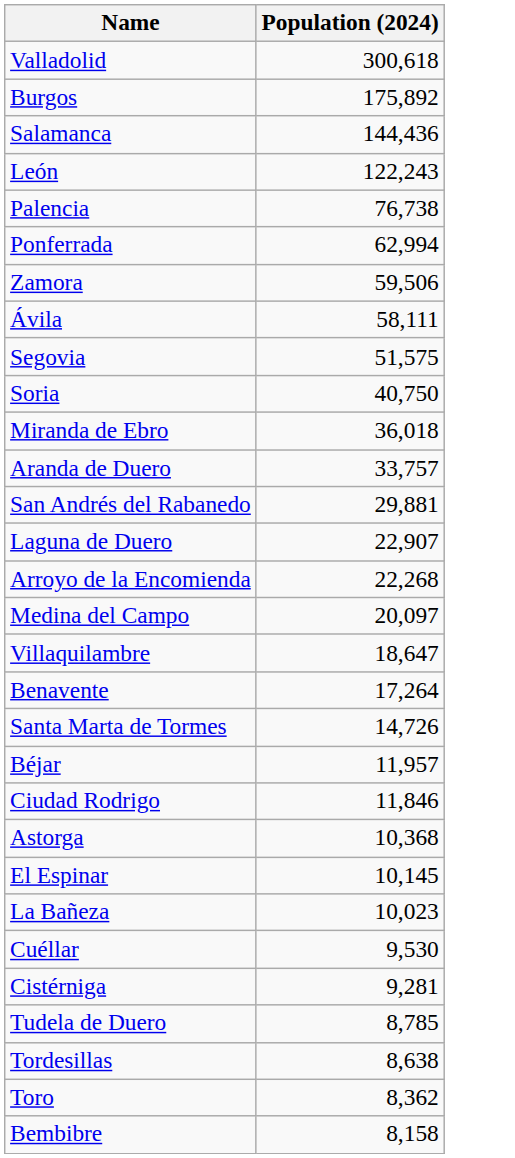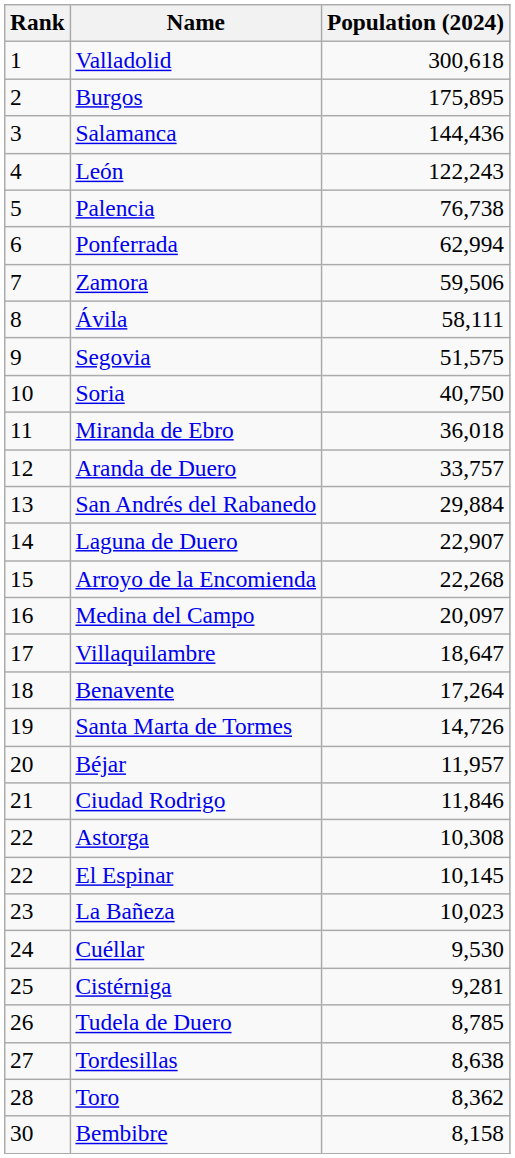+ column: (37, 23)
(401, 97) 175,892 -> (466, 97) 175,895
(407, 504) 29,881 -> (472, 504) 29,884
(407, 838) 10,368 -> (472, 838) 10,308
